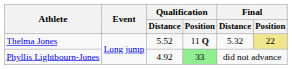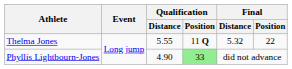(165, 42) 5.52 -> (165, 42) 5.55
(270, 42) khaki background -> (270, 42) no background
(165, 57) 4.92 -> (165, 57) 4.90
